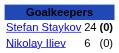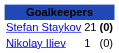(90, 27) 24 -> (90, 27) 21
(87, 43) 6 -> (87, 43) 1
